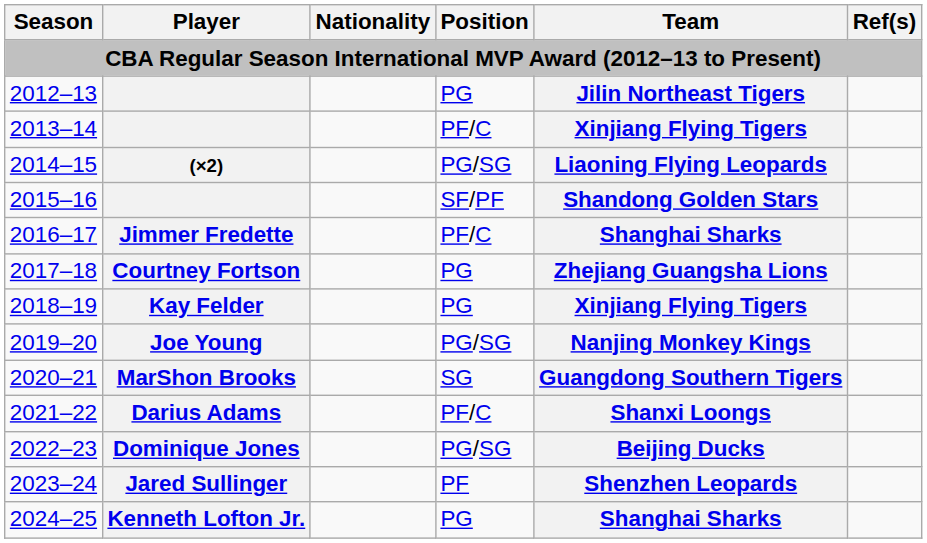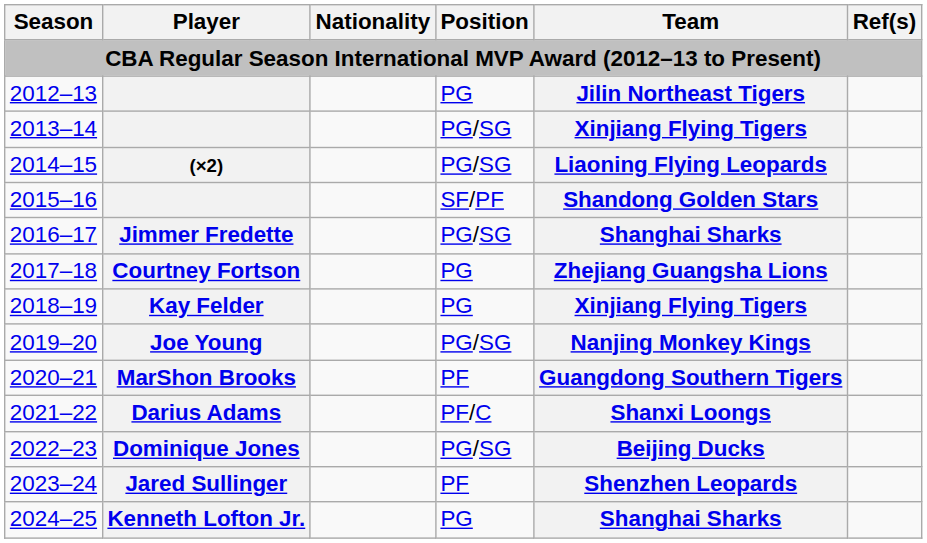(466, 128) PF/C -> (476, 128) PG/SG
(466, 235) PF/C -> (476, 235) PG/SG
(457, 377) SG -> (455, 377) PF
